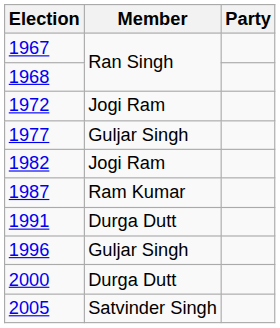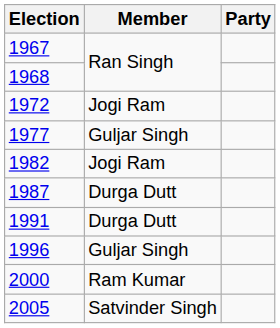(137, 192) Ram Kumar -> (132, 192) Durga Dutt
(132, 279) Durga Dutt -> (137, 279) Ram Kumar
